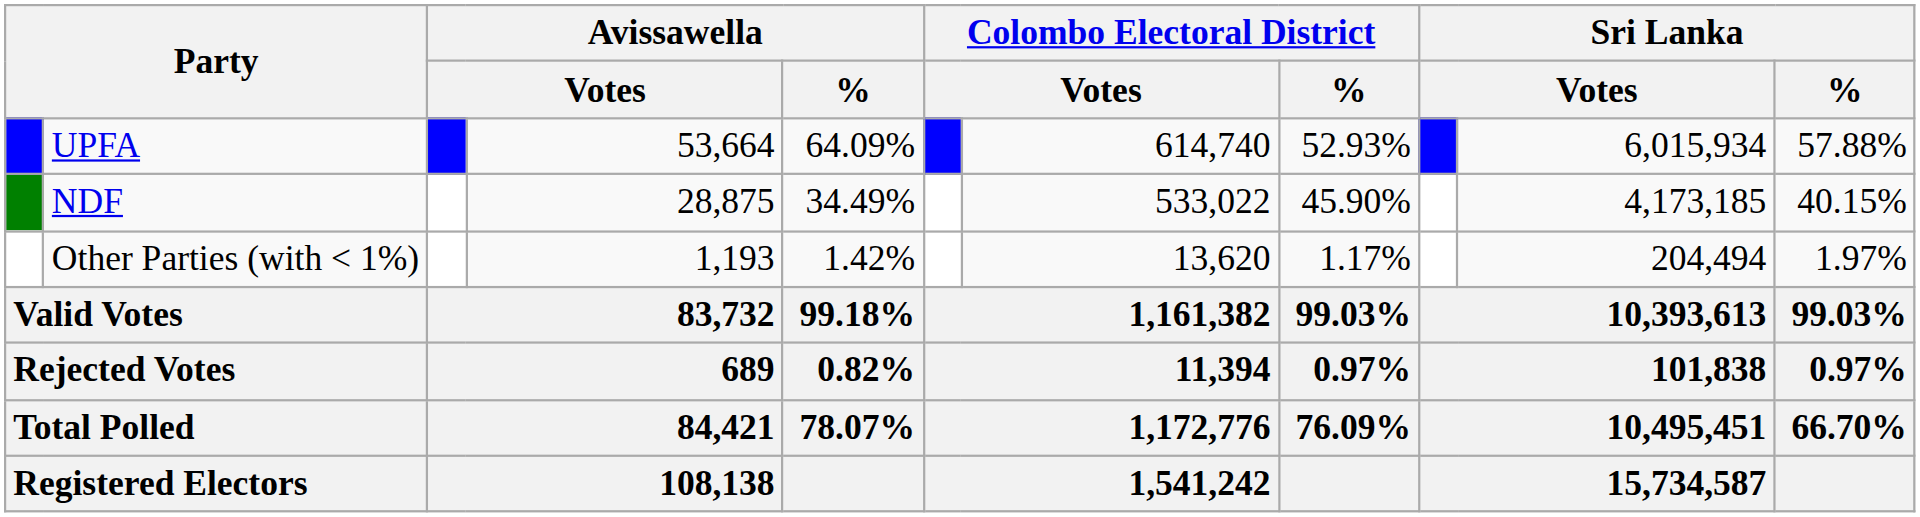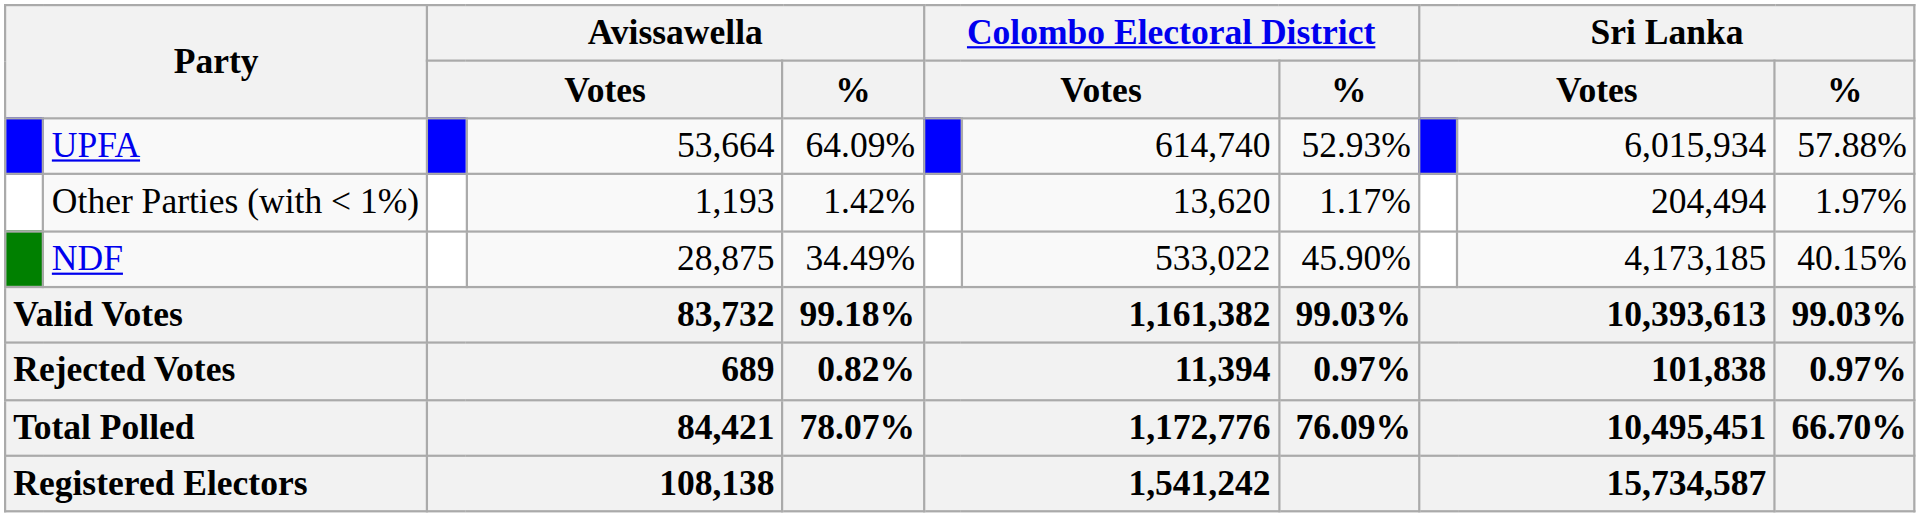rows swapped: (87, 201) <-> (236, 257)
